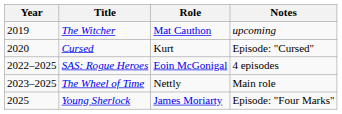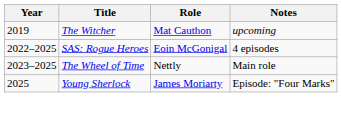- row: (78, 48)
